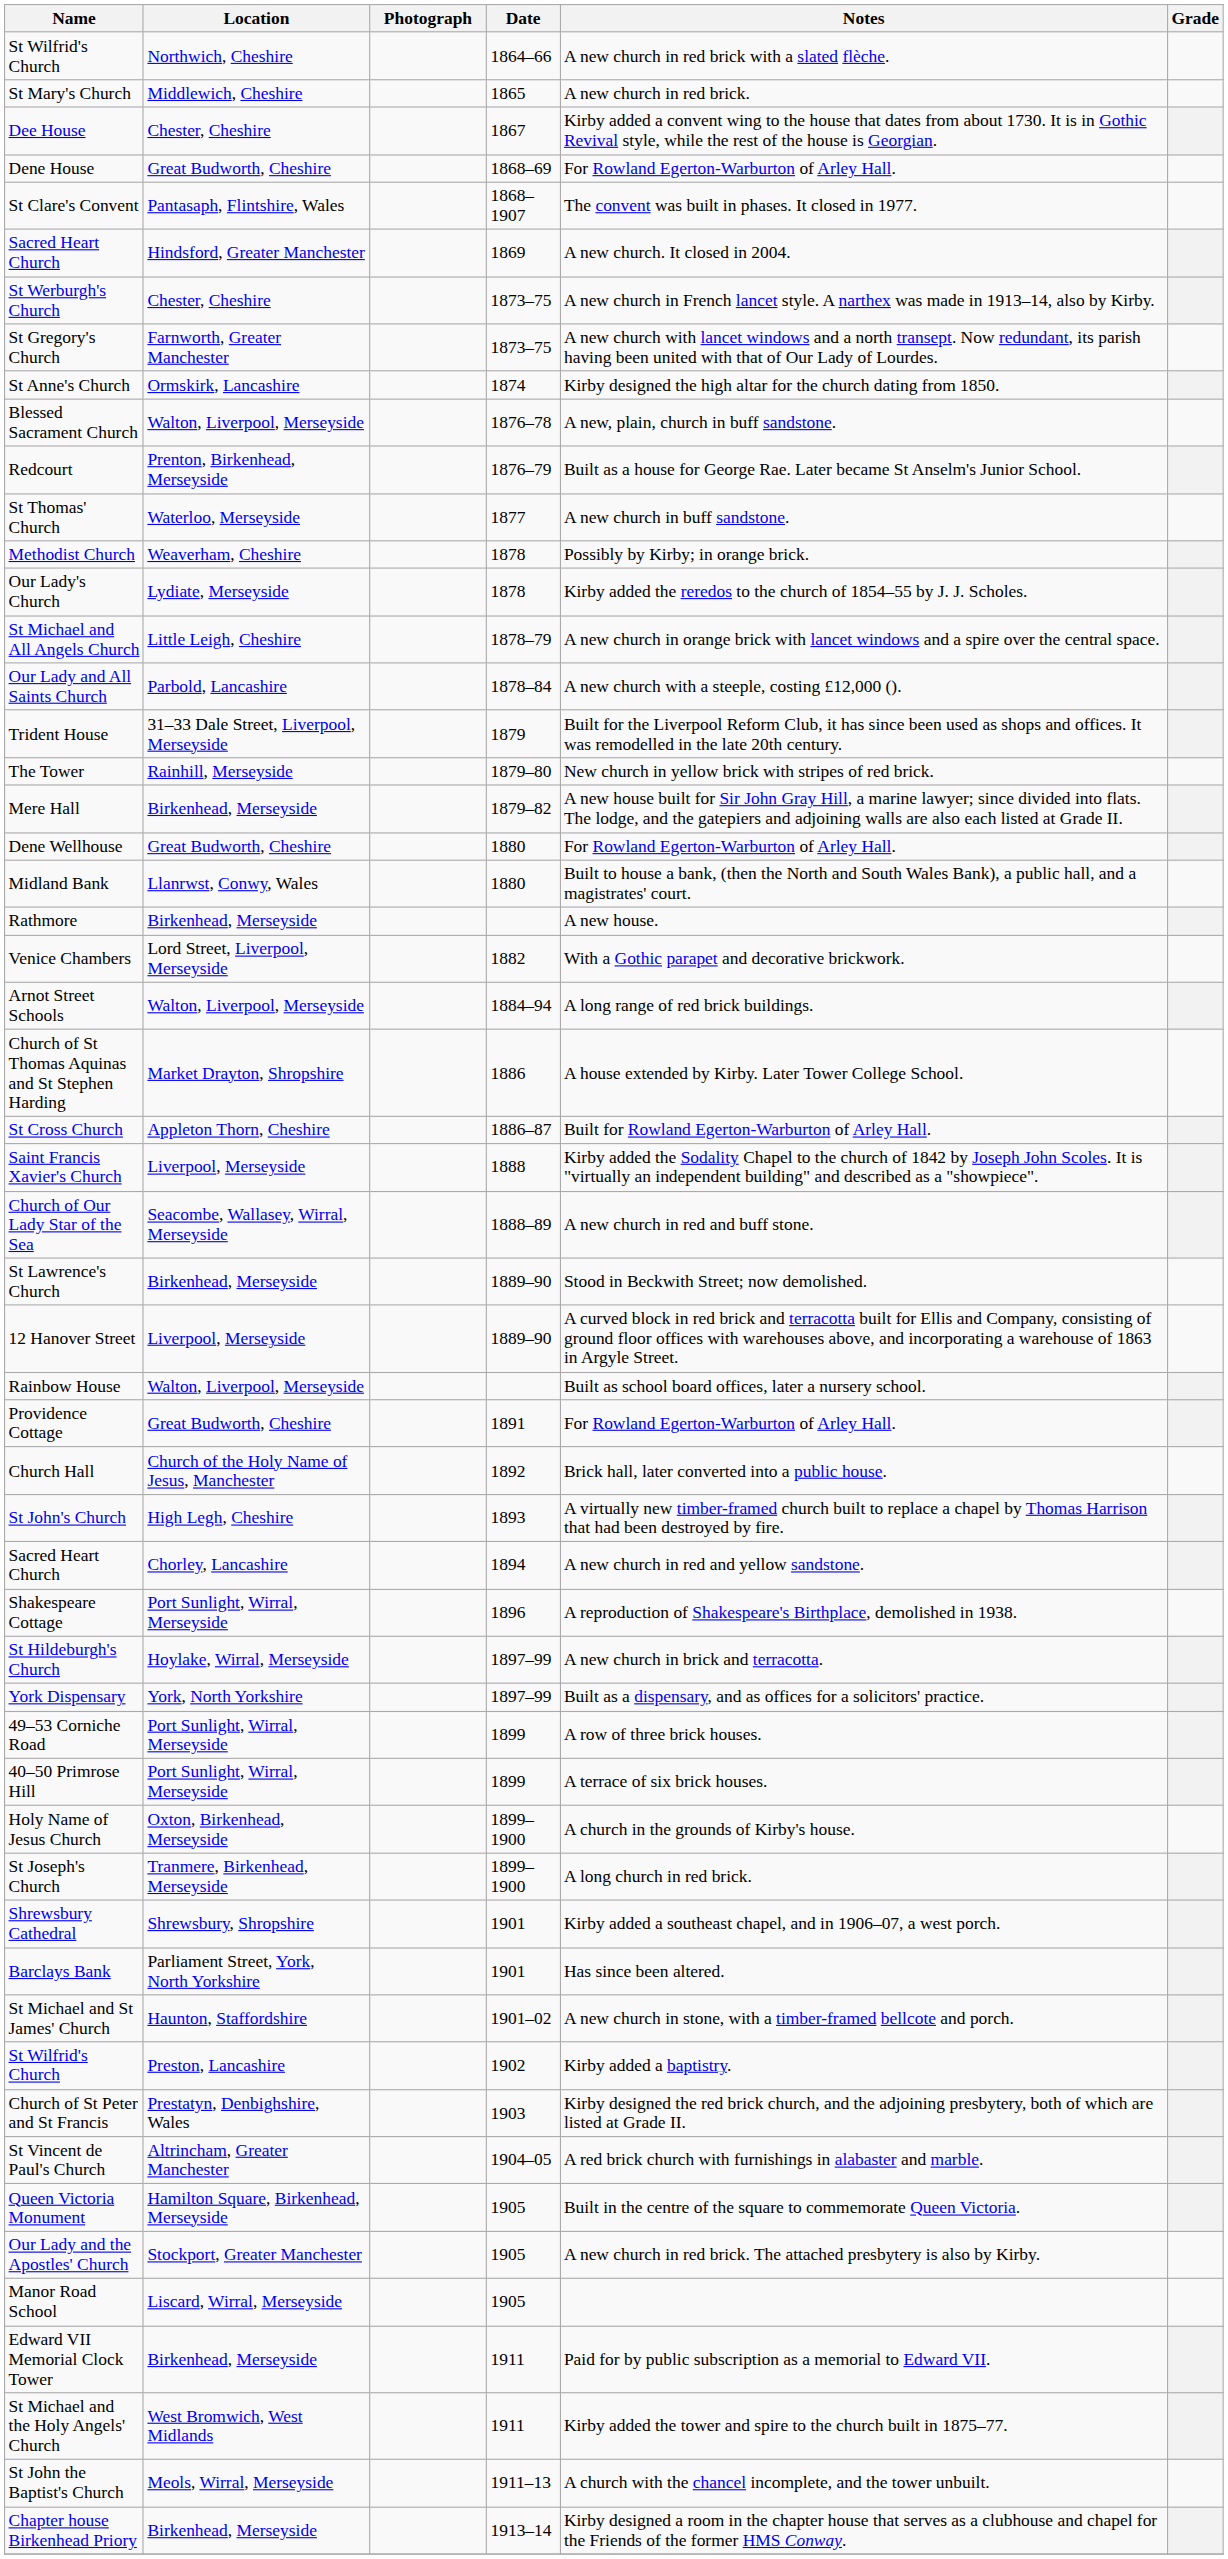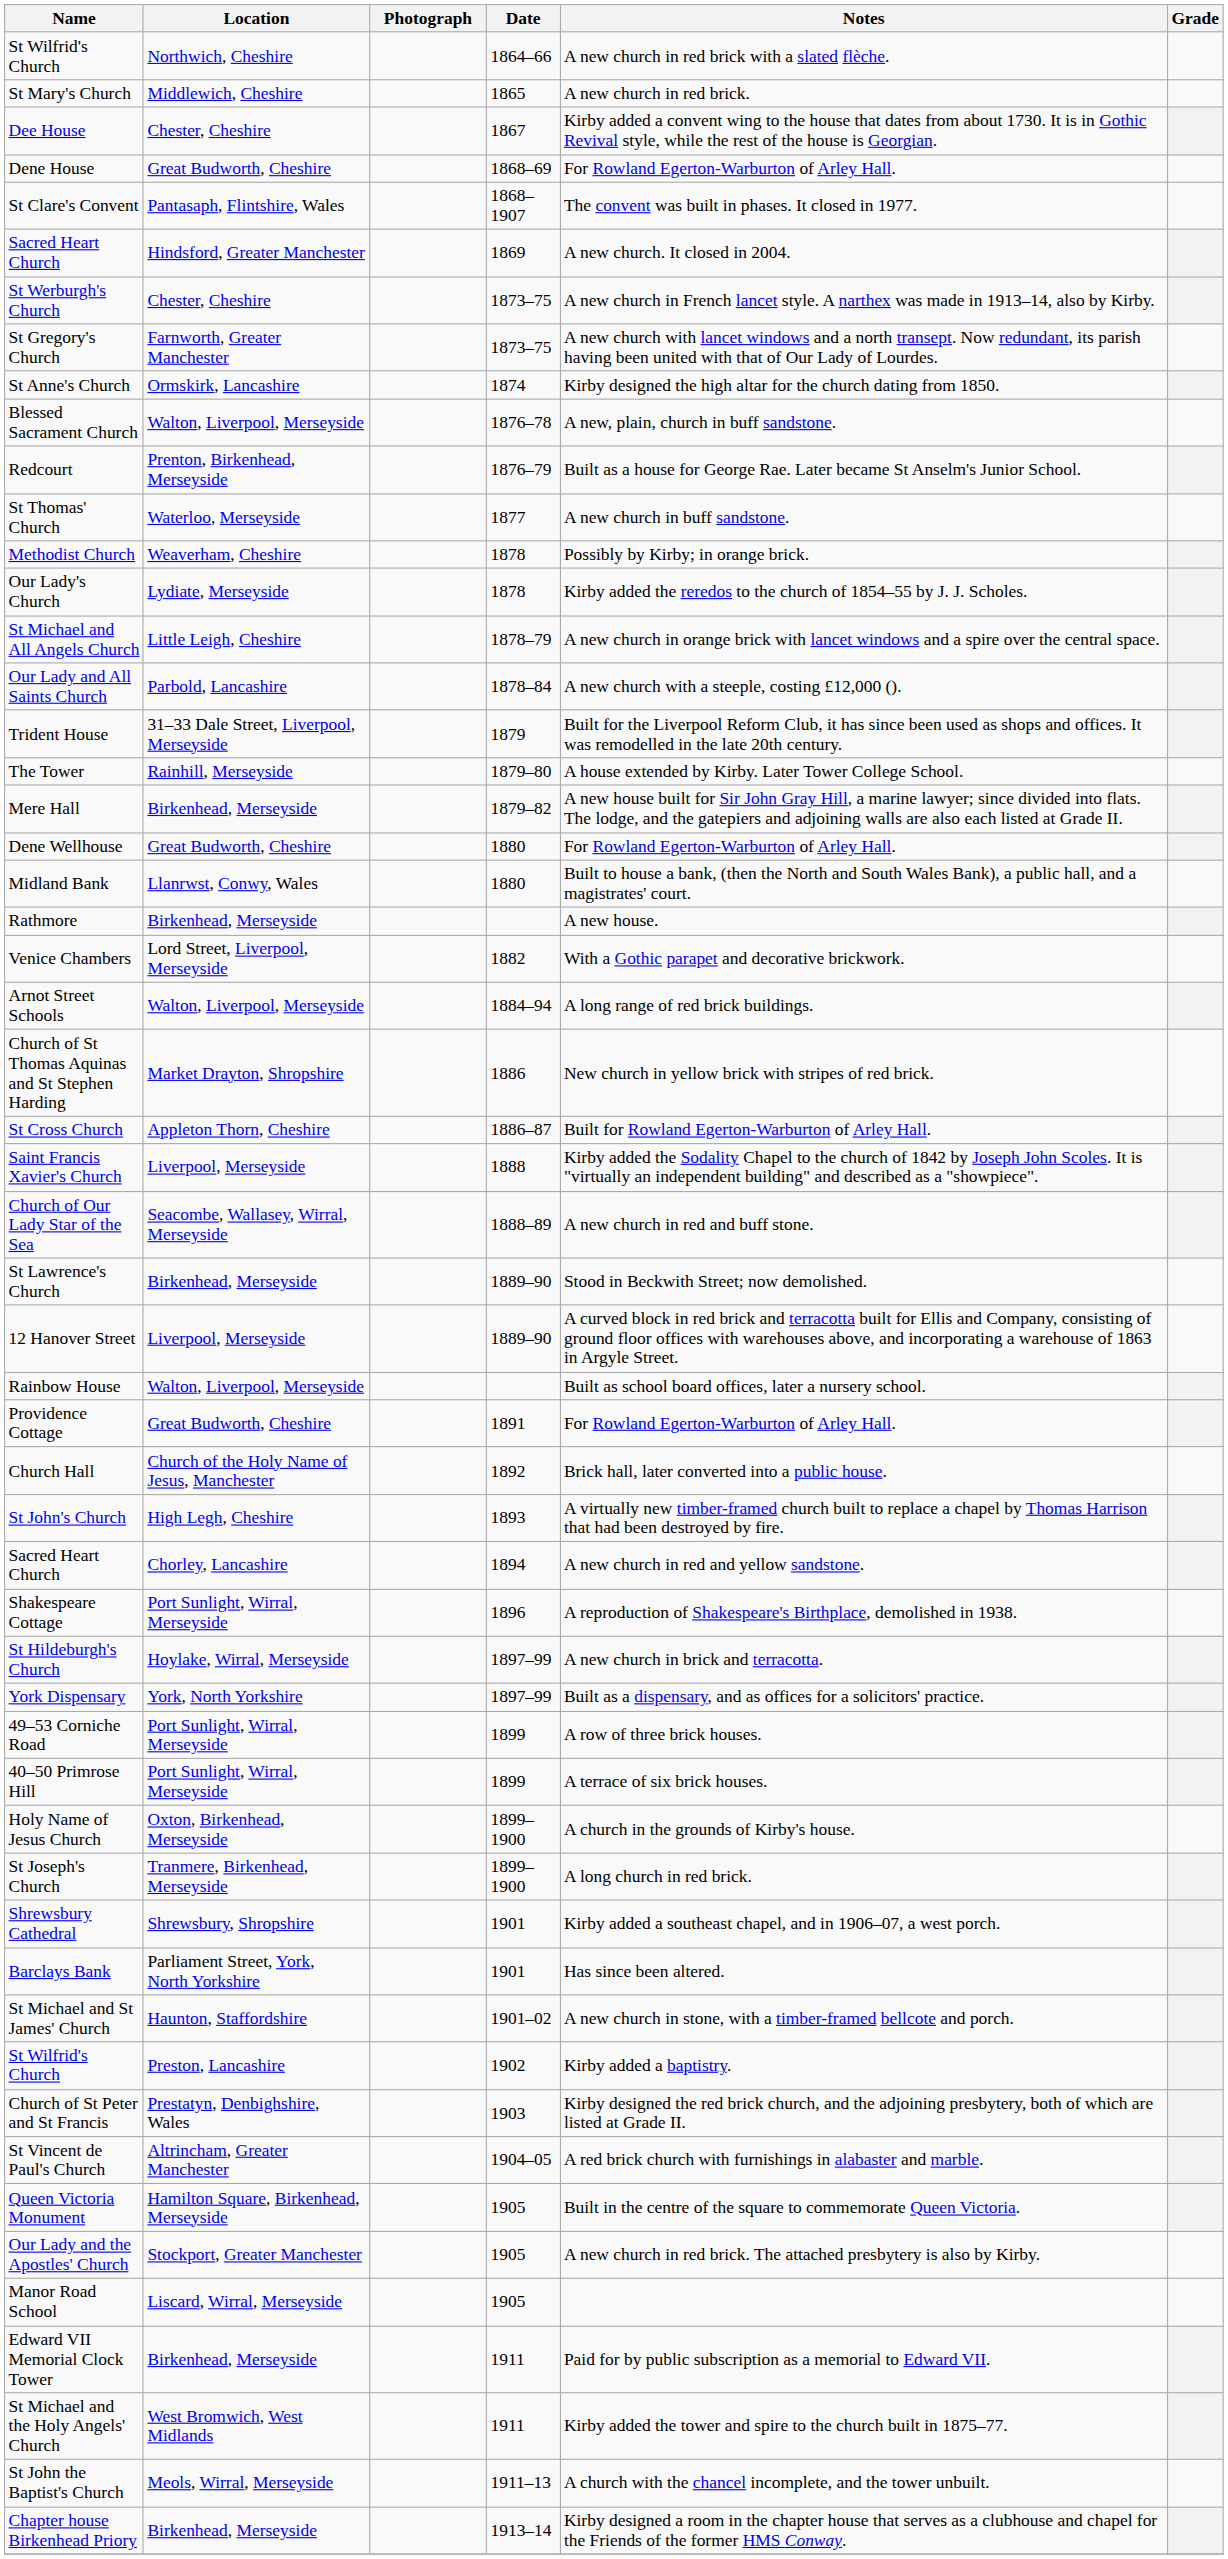(749, 771) New church in yellow brick with stripes of red brick. -> (764, 771) A house extended by Kirby. Later Tower College School.
(764, 1072) A house extended by Kirby. Later Tower College School. -> (749, 1072) New church in yellow brick with stripes of red brick.
